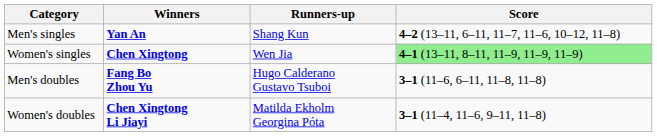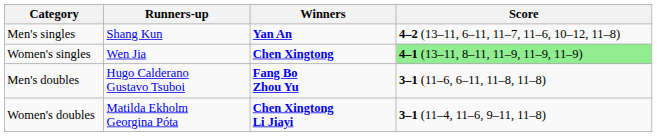columns swapped: (177, 14) <-> (323, 14)
